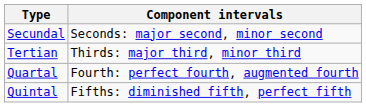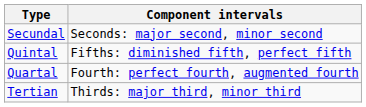rows swapped: (33, 53) <-> (33, 92)
